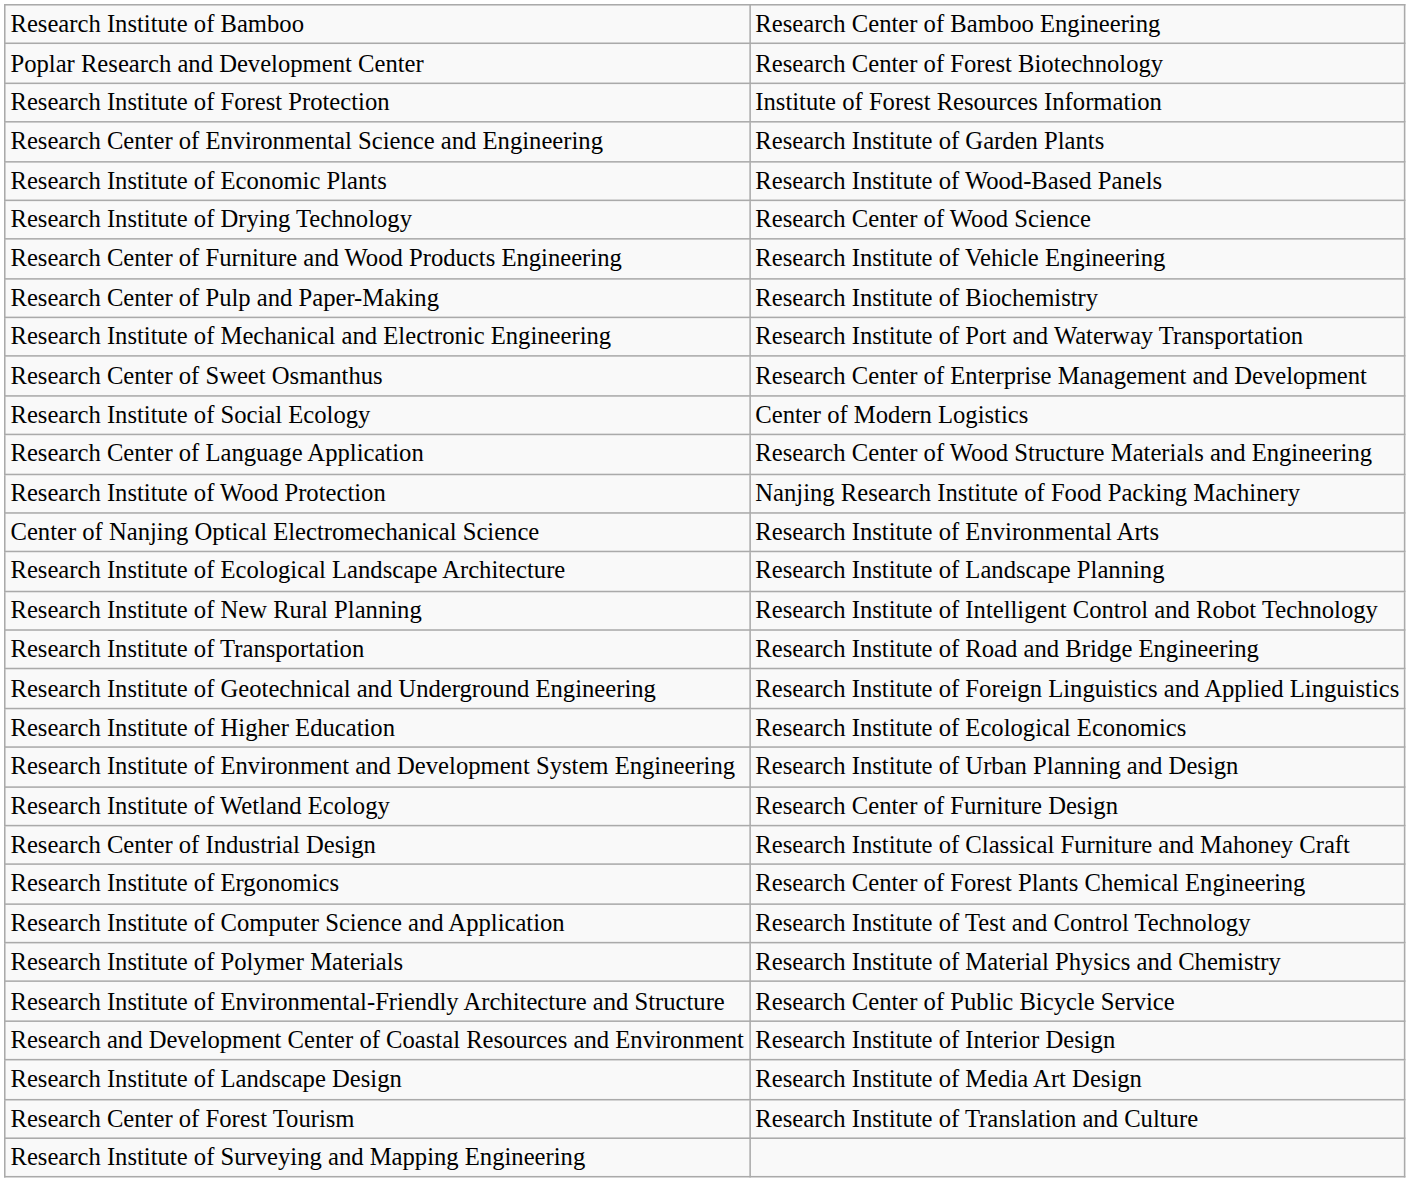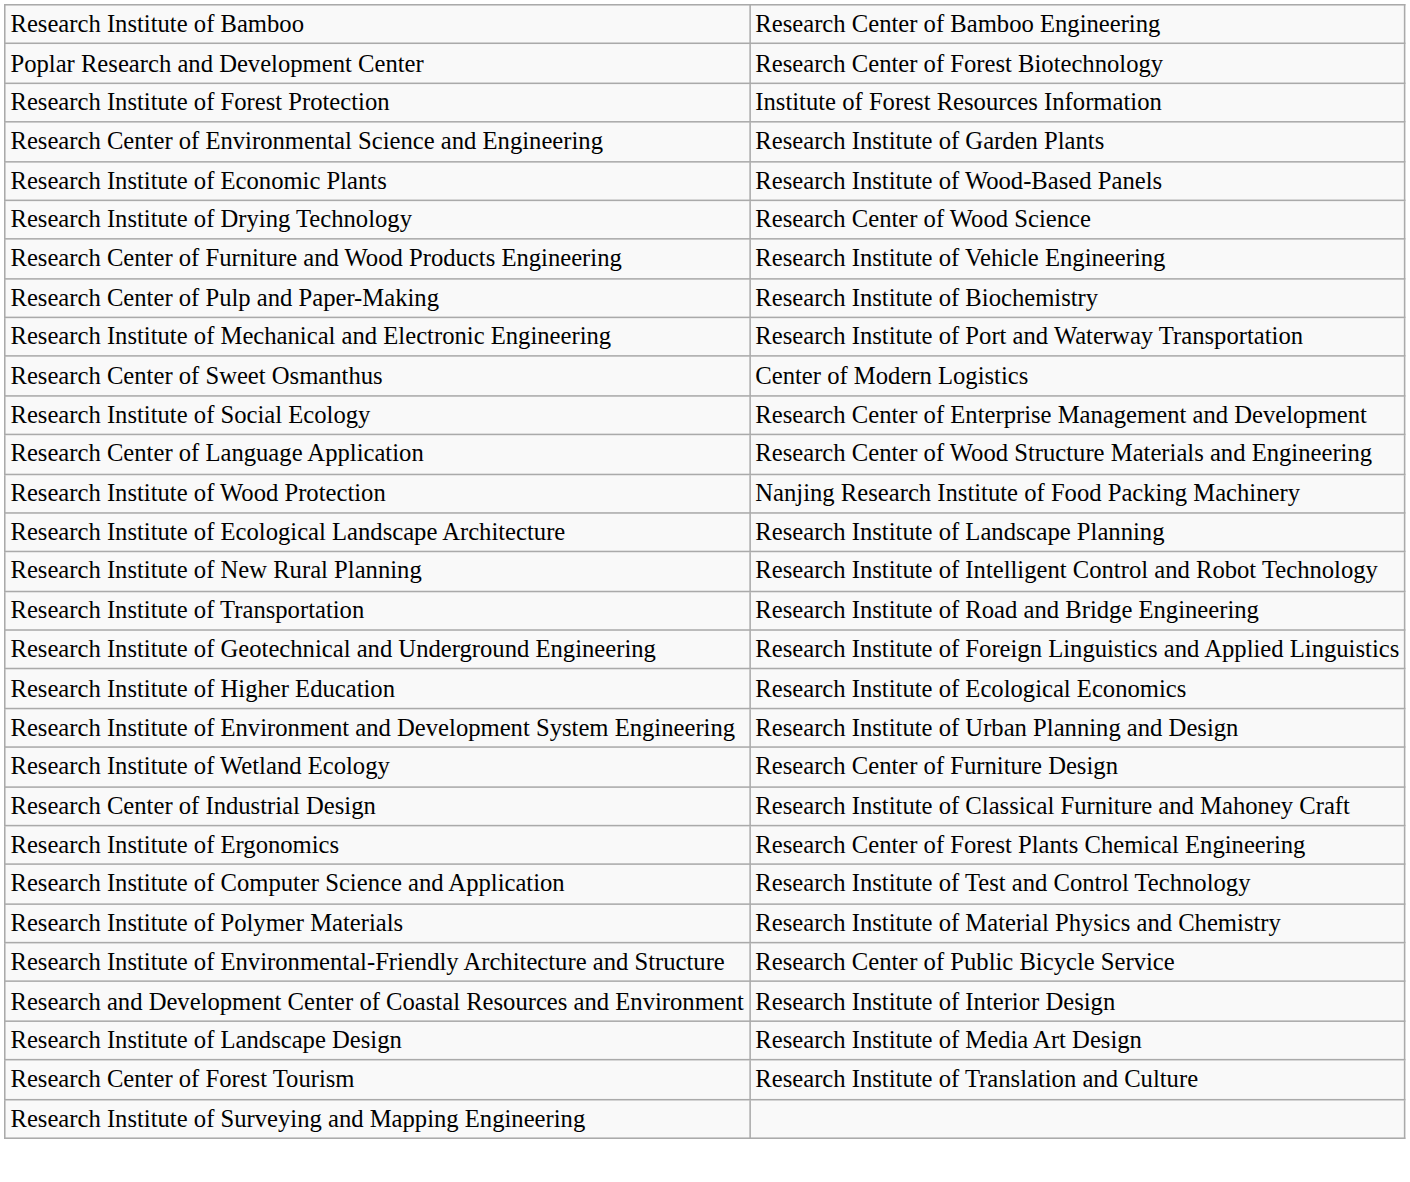(1061, 375) Research Center of Enterprise Management and Development -> (892, 375) Center of Modern Logistics
(892, 414) Center of Modern Logistics -> (1061, 414) Research Center of Enterprise Management and Development
- row: (275, 532)
